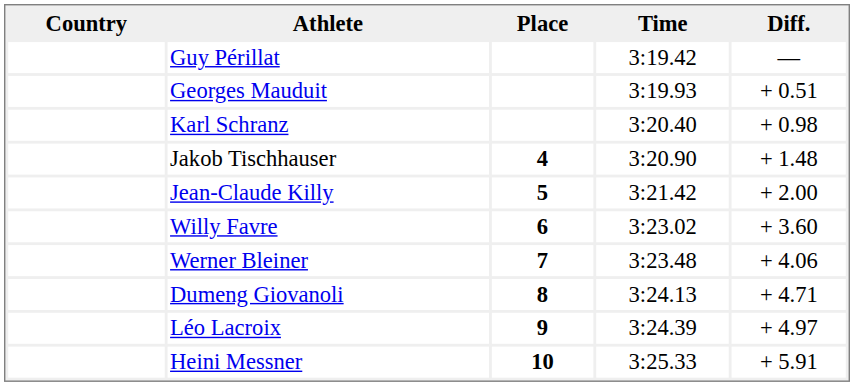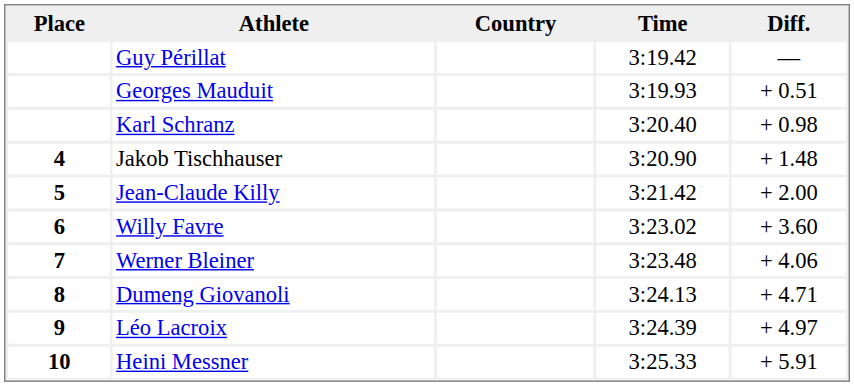columns swapped: (543, 23) <-> (86, 23)
